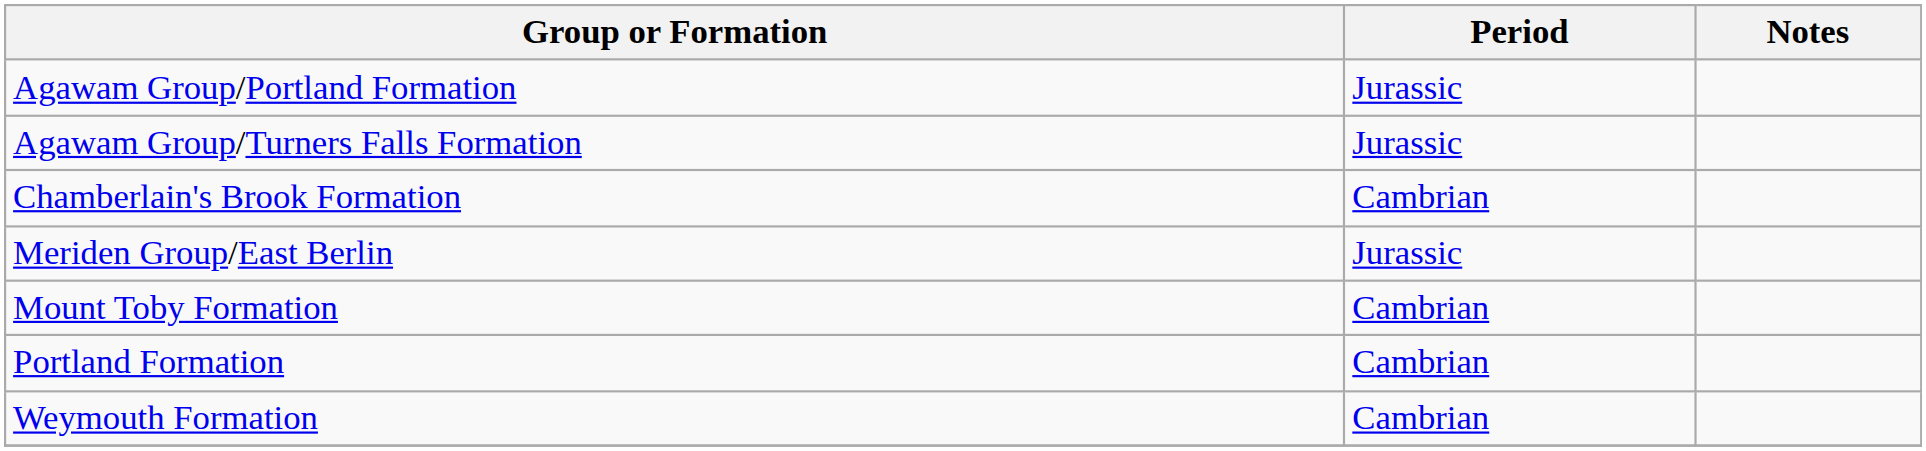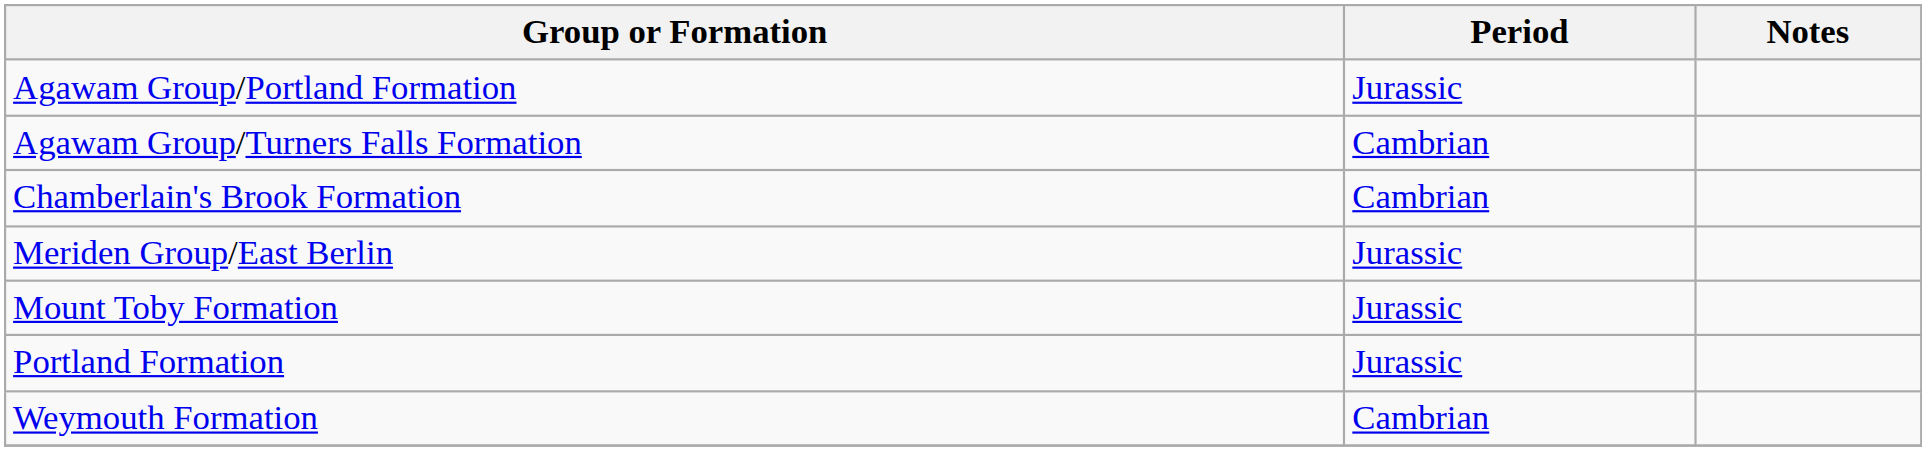(1407, 142) Jurassic -> (1421, 142) Cambrian
(1421, 307) Cambrian -> (1407, 307) Jurassic
(1421, 362) Cambrian -> (1407, 362) Jurassic
